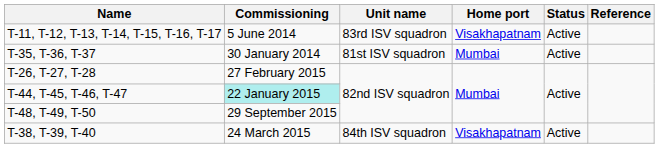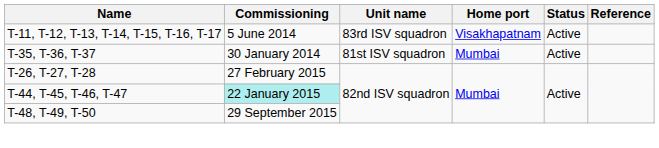- row: (51, 133)
